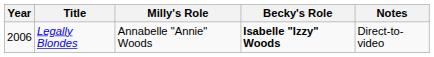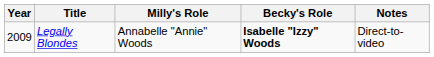(19, 37) 2006 -> (19, 37) 2009
